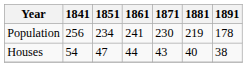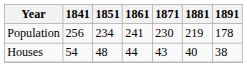(101, 52) 47 -> (101, 52) 48
